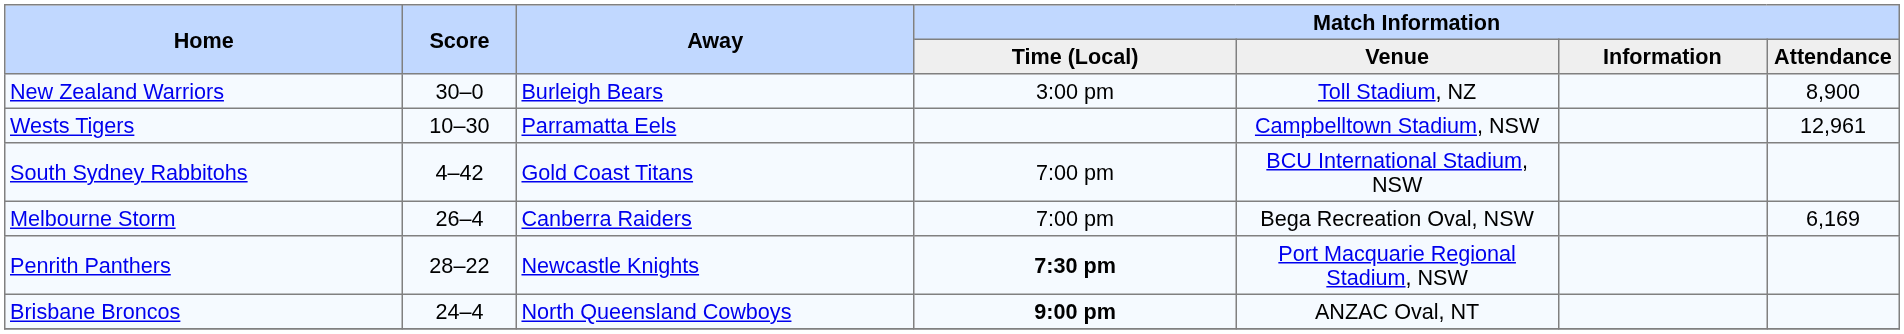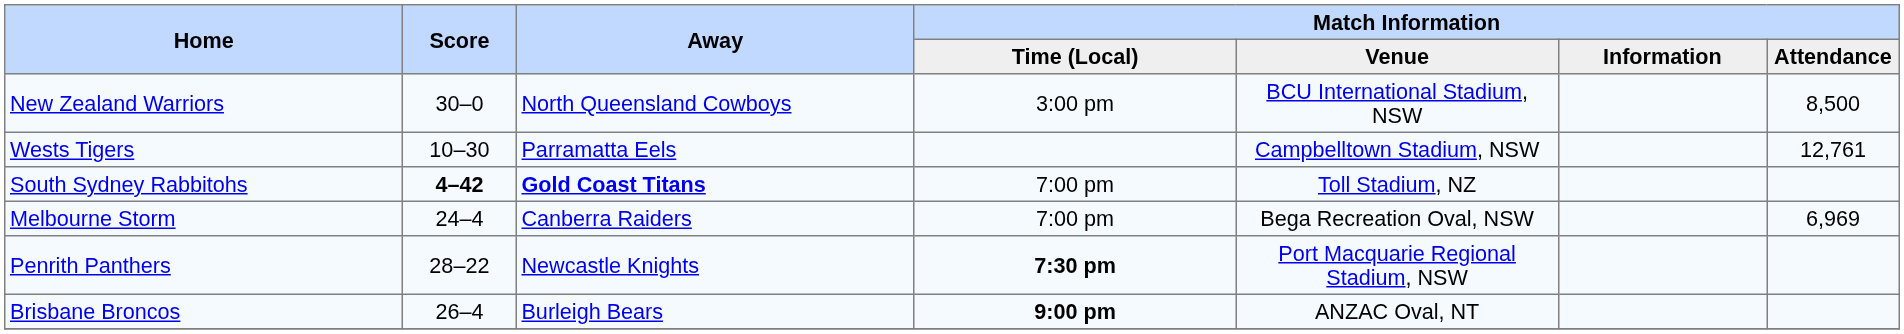(592, 91) Burleigh Bears -> (656, 103) North Queensland Cowboys
(1397, 91) Toll Stadium, NZ -> (1397, 103) BCU International Stadium, NSW
(1833, 91) 8,900 -> (1833, 103) 8,500
(1833, 126) 12,961 -> (1833, 150) 12,761
(459, 172) normal -> (459, 184) bold
(607, 172) normal -> (614, 184) bold
(1397, 172) BCU International Stadium, NSW -> (1397, 184) Toll Stadium, NZ
(459, 218) 26–4 -> (459, 218) 24–4
(1833, 218) 6,169 -> (1833, 218) 6,969
(459, 312) 24–4 -> (459, 312) 26–4
(656, 312) North Queensland Cowboys -> (592, 312) Burleigh Bears
